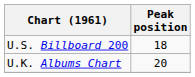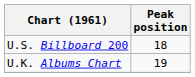(161, 63) 20 -> (161, 63) 19
